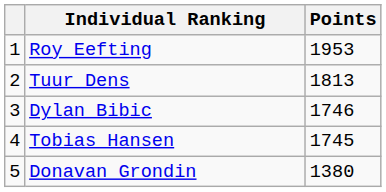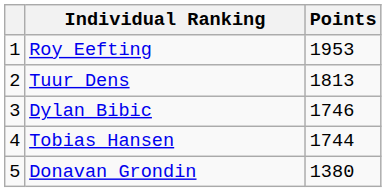(332, 141) 1745 -> (332, 141) 1744
